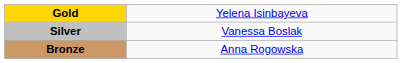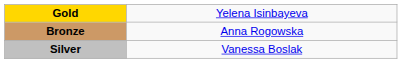rows swapped: (65, 31) <-> (65, 49)
